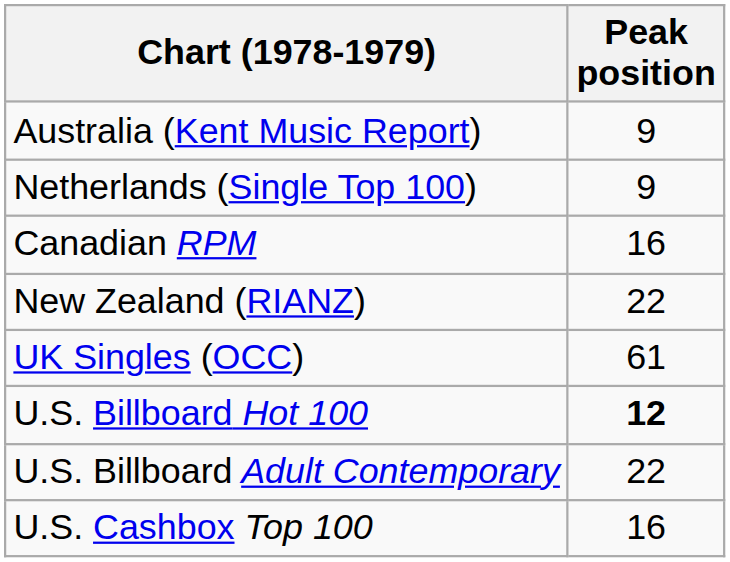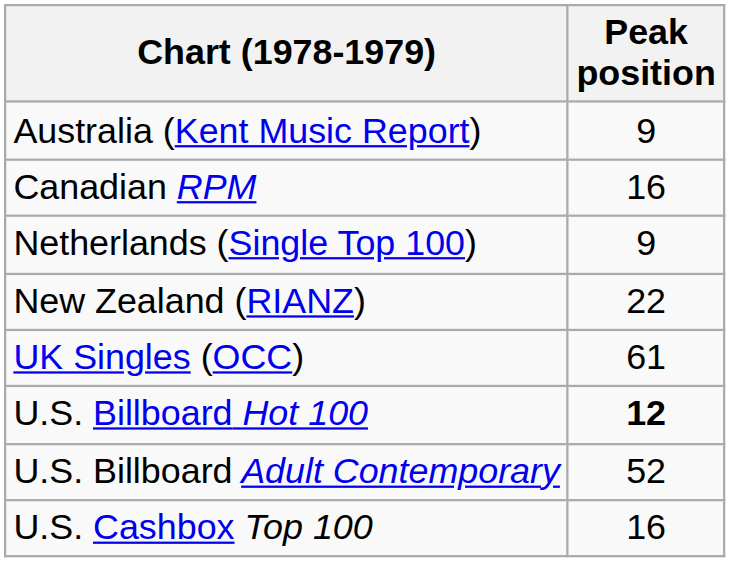rows swapped: (135, 243) <-> (245, 186)
(646, 471) 22 -> (646, 471) 52
